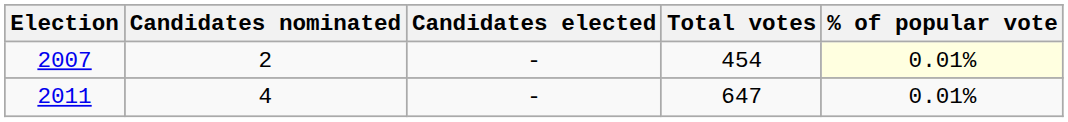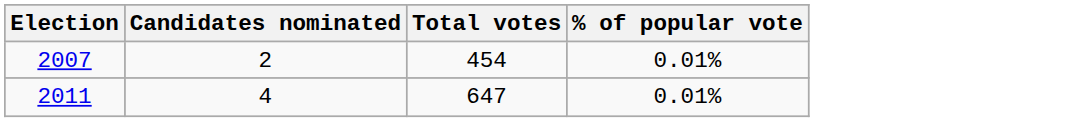- column: (534, 23)
(942, 60) lightyellow background -> (687, 60) no background
